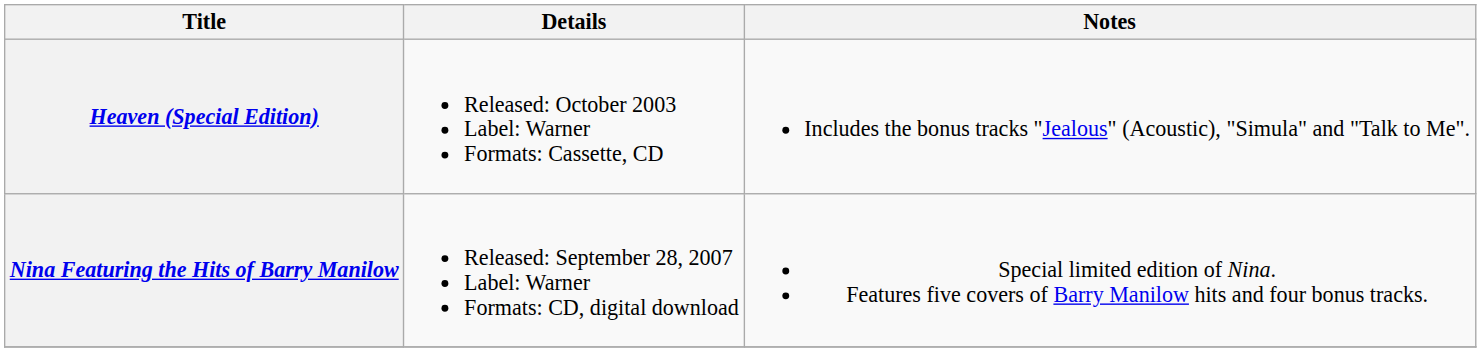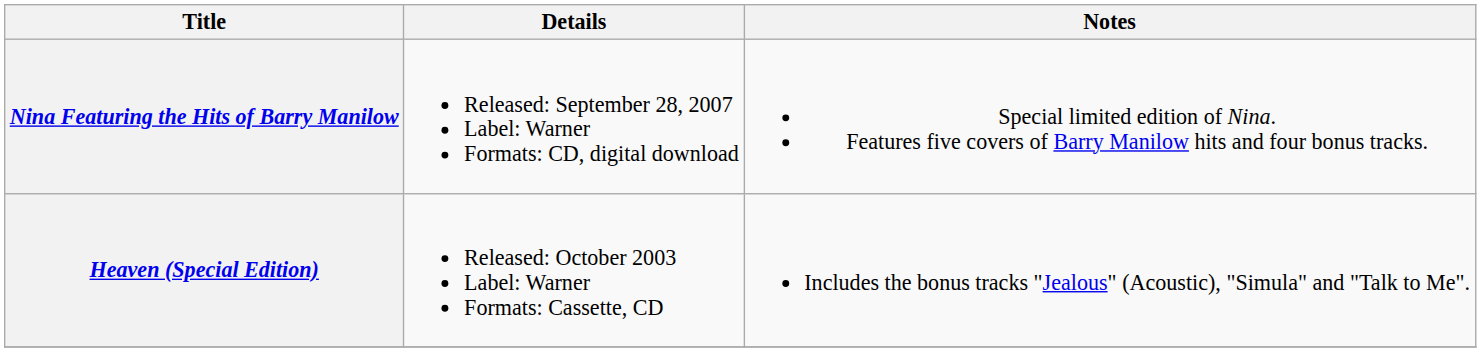rows swapped: (204, 116) <-> (204, 270)
